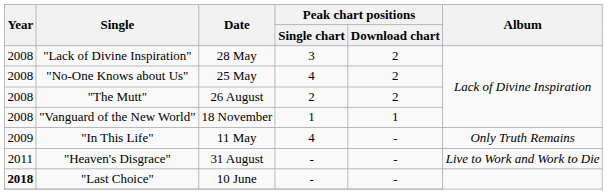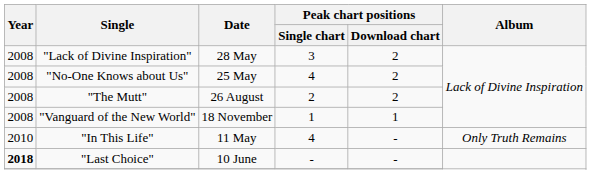(20, 138) 2009 -> (20, 138) 2010
- row: (117, 158)
